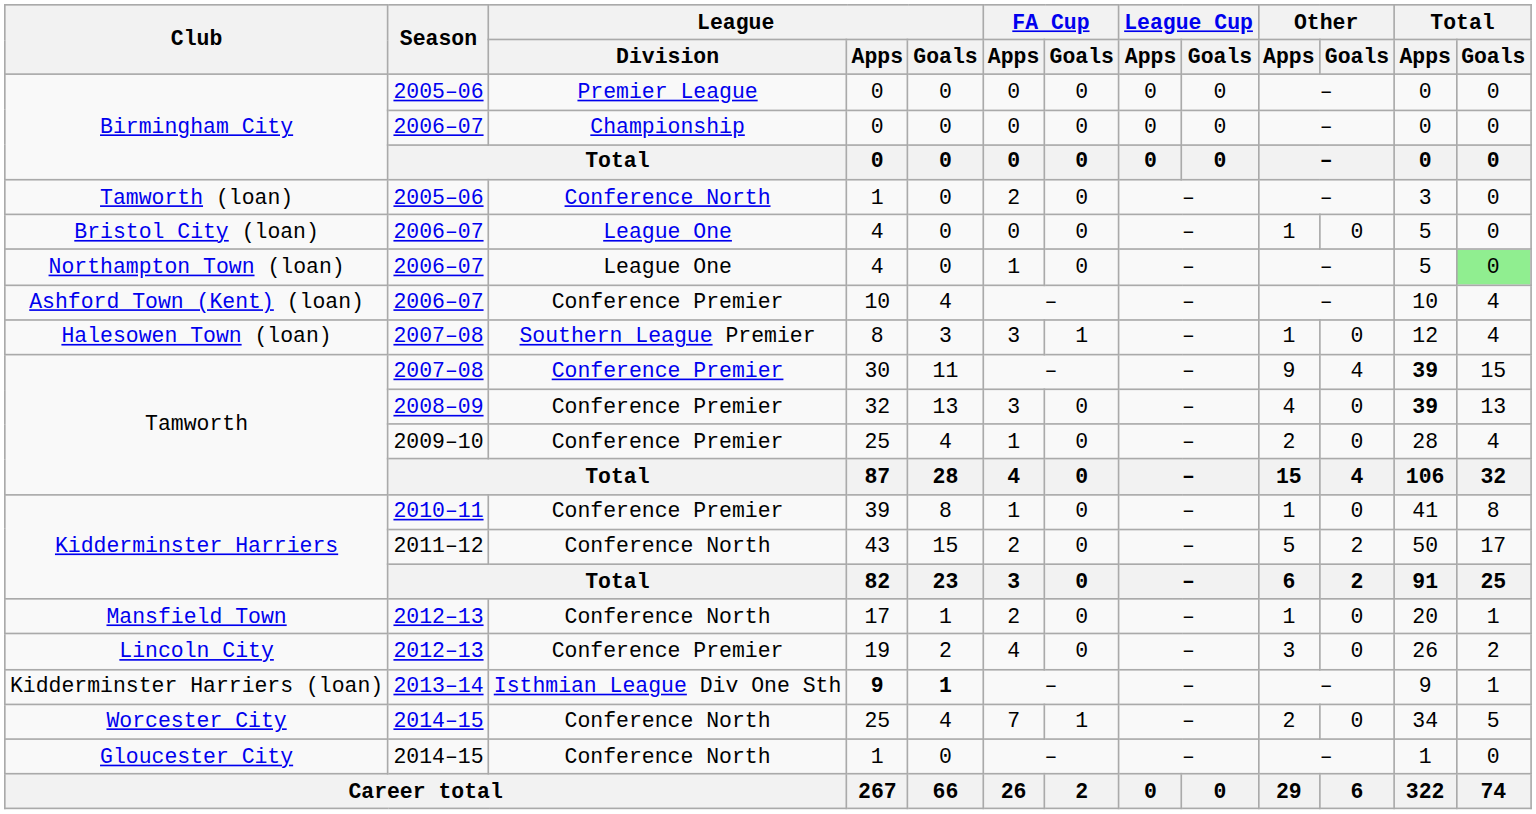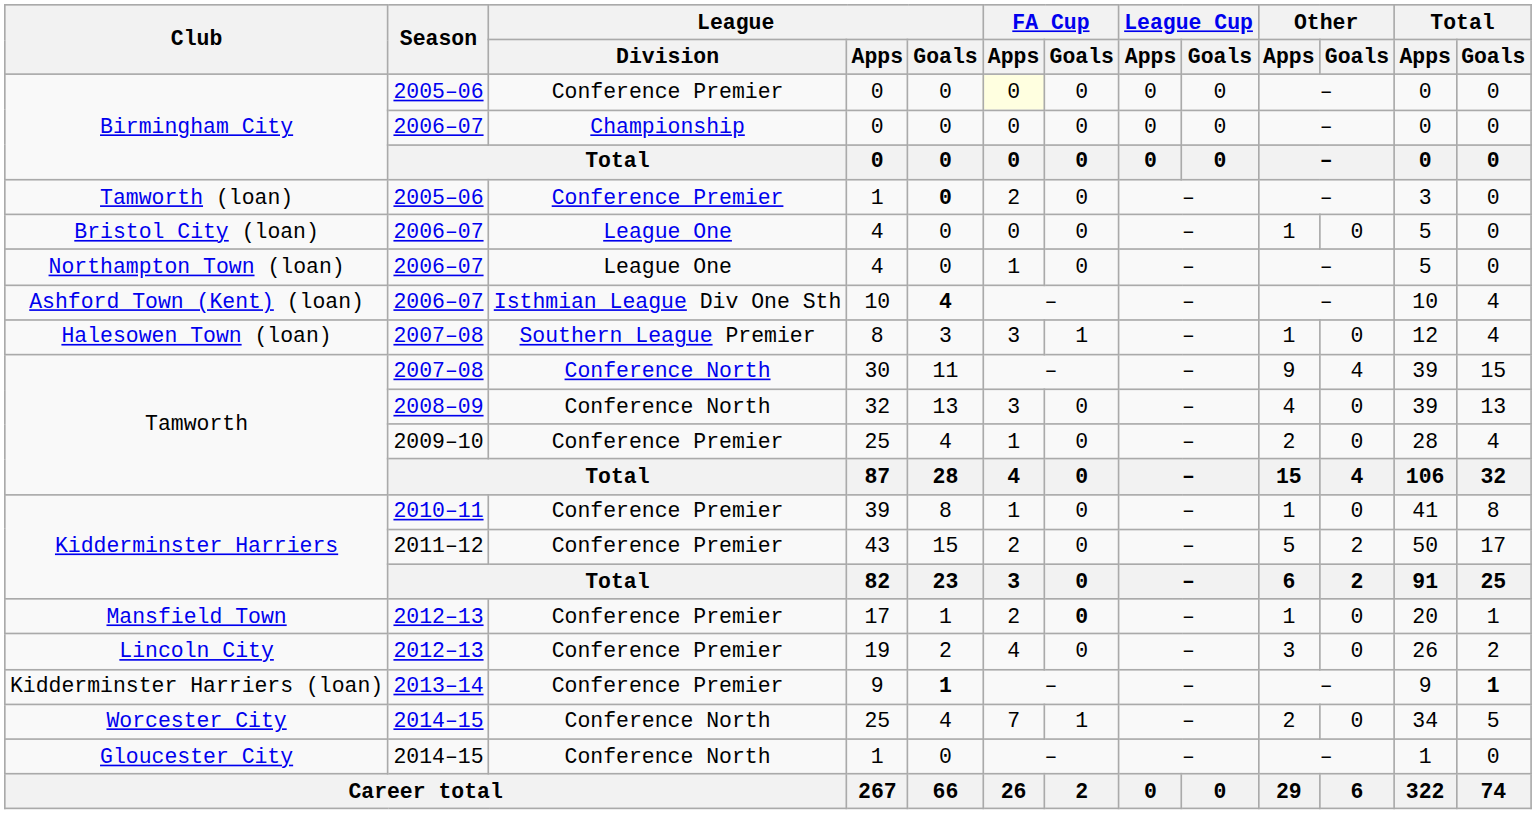(668, 92) Premier League -> (668, 92) Conference Premier
(1014, 92) no background -> (1014, 92) lightyellow background
(668, 197) Conference North -> (668, 197) Conference Premier
(945, 197) normal -> (945, 197) bold
(1493, 267) lightgreen background -> (1493, 267) no background
(668, 302) Conference Premier -> (668, 302) Isthmian League Div One Sth
(945, 302) normal -> (945, 302) bold
(668, 372) Conference Premier -> (668, 372) Conference North
(1425, 372) bold -> (1425, 372) normal
(668, 407) Conference Premier -> (668, 407) Conference North
(1425, 407) bold -> (1425, 407) normal
(668, 547) Conference North -> (668, 547) Conference Premier
(668, 617) Conference North -> (668, 617) Conference Premier
(1082, 617) normal -> (1082, 617) bold
(668, 687) Isthmian League Div One Sth -> (668, 687) Conference Premier
(877, 687) bold -> (877, 687) normal
(1493, 687) normal -> (1493, 687) bold
